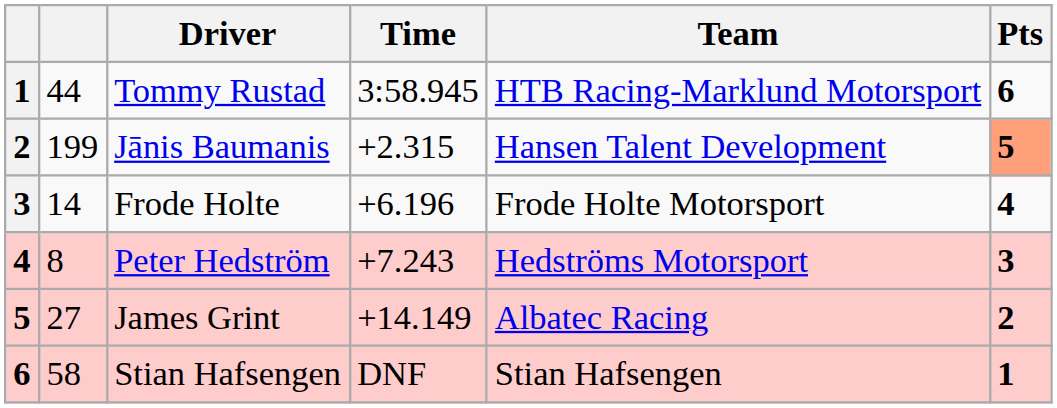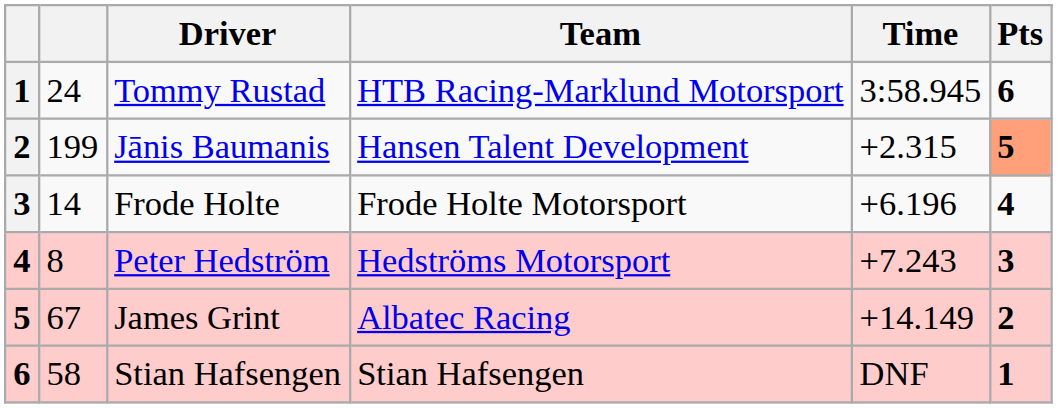columns swapped: (738, 33) <-> (418, 33)
(64, 90) 44 -> (64, 90) 24
(64, 317) 27 -> (64, 317) 67
